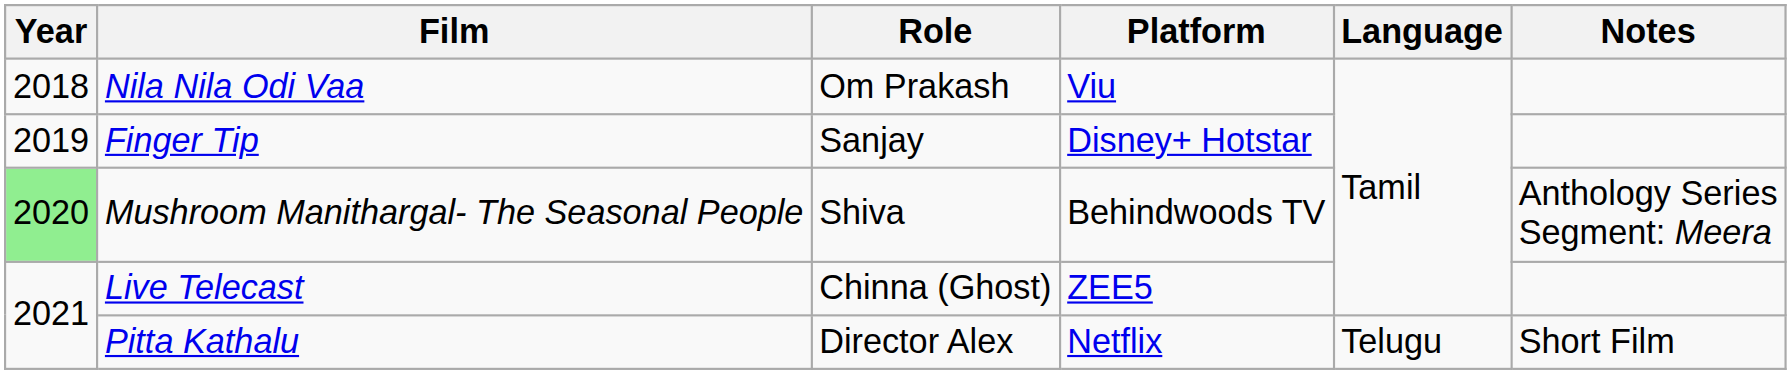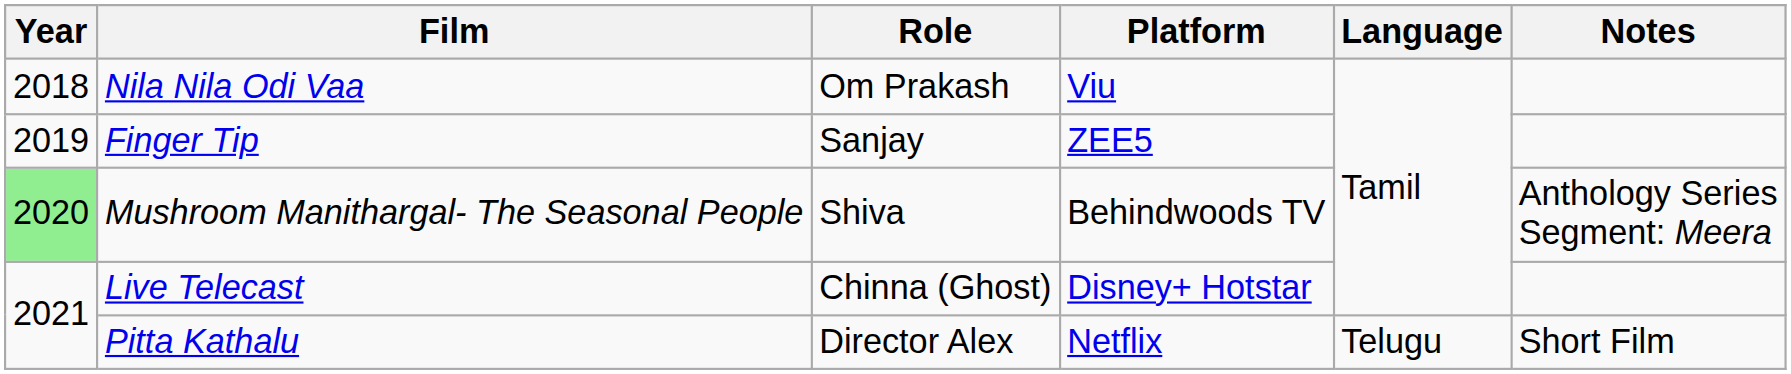(1189, 140) Disney+ Hotstar -> (1110, 140) ZEE5
(1110, 287) ZEE5 -> (1189, 287) Disney+ Hotstar
